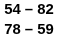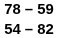rows swapped: (29, 29) <-> (29, 8)
